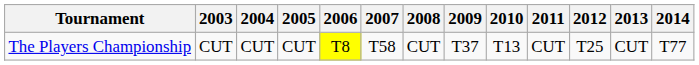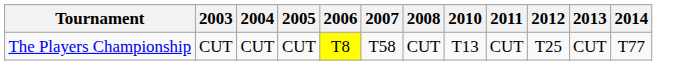- column: (465, 18)
